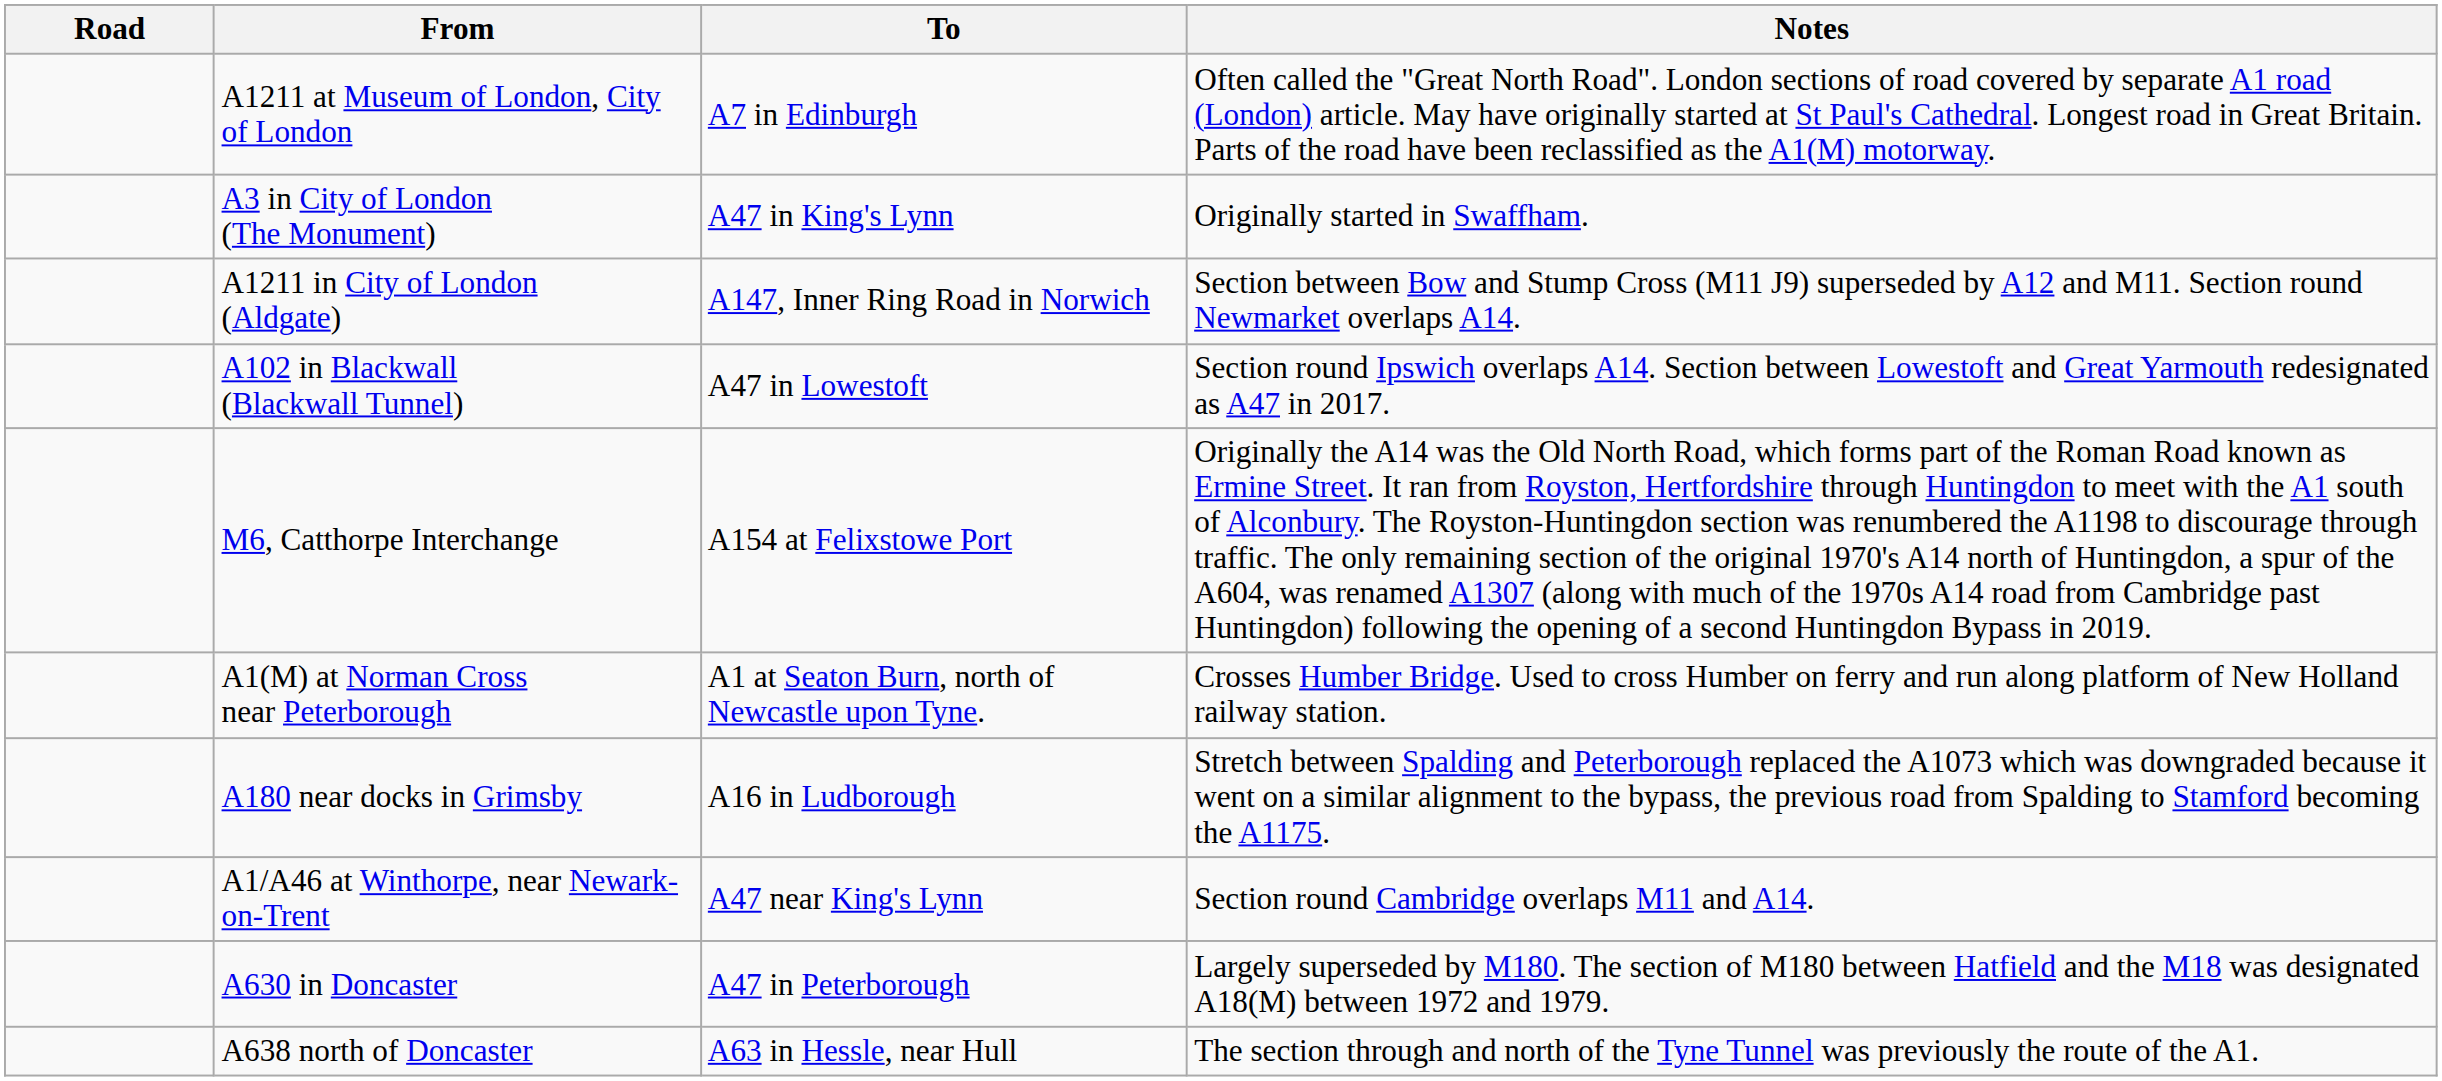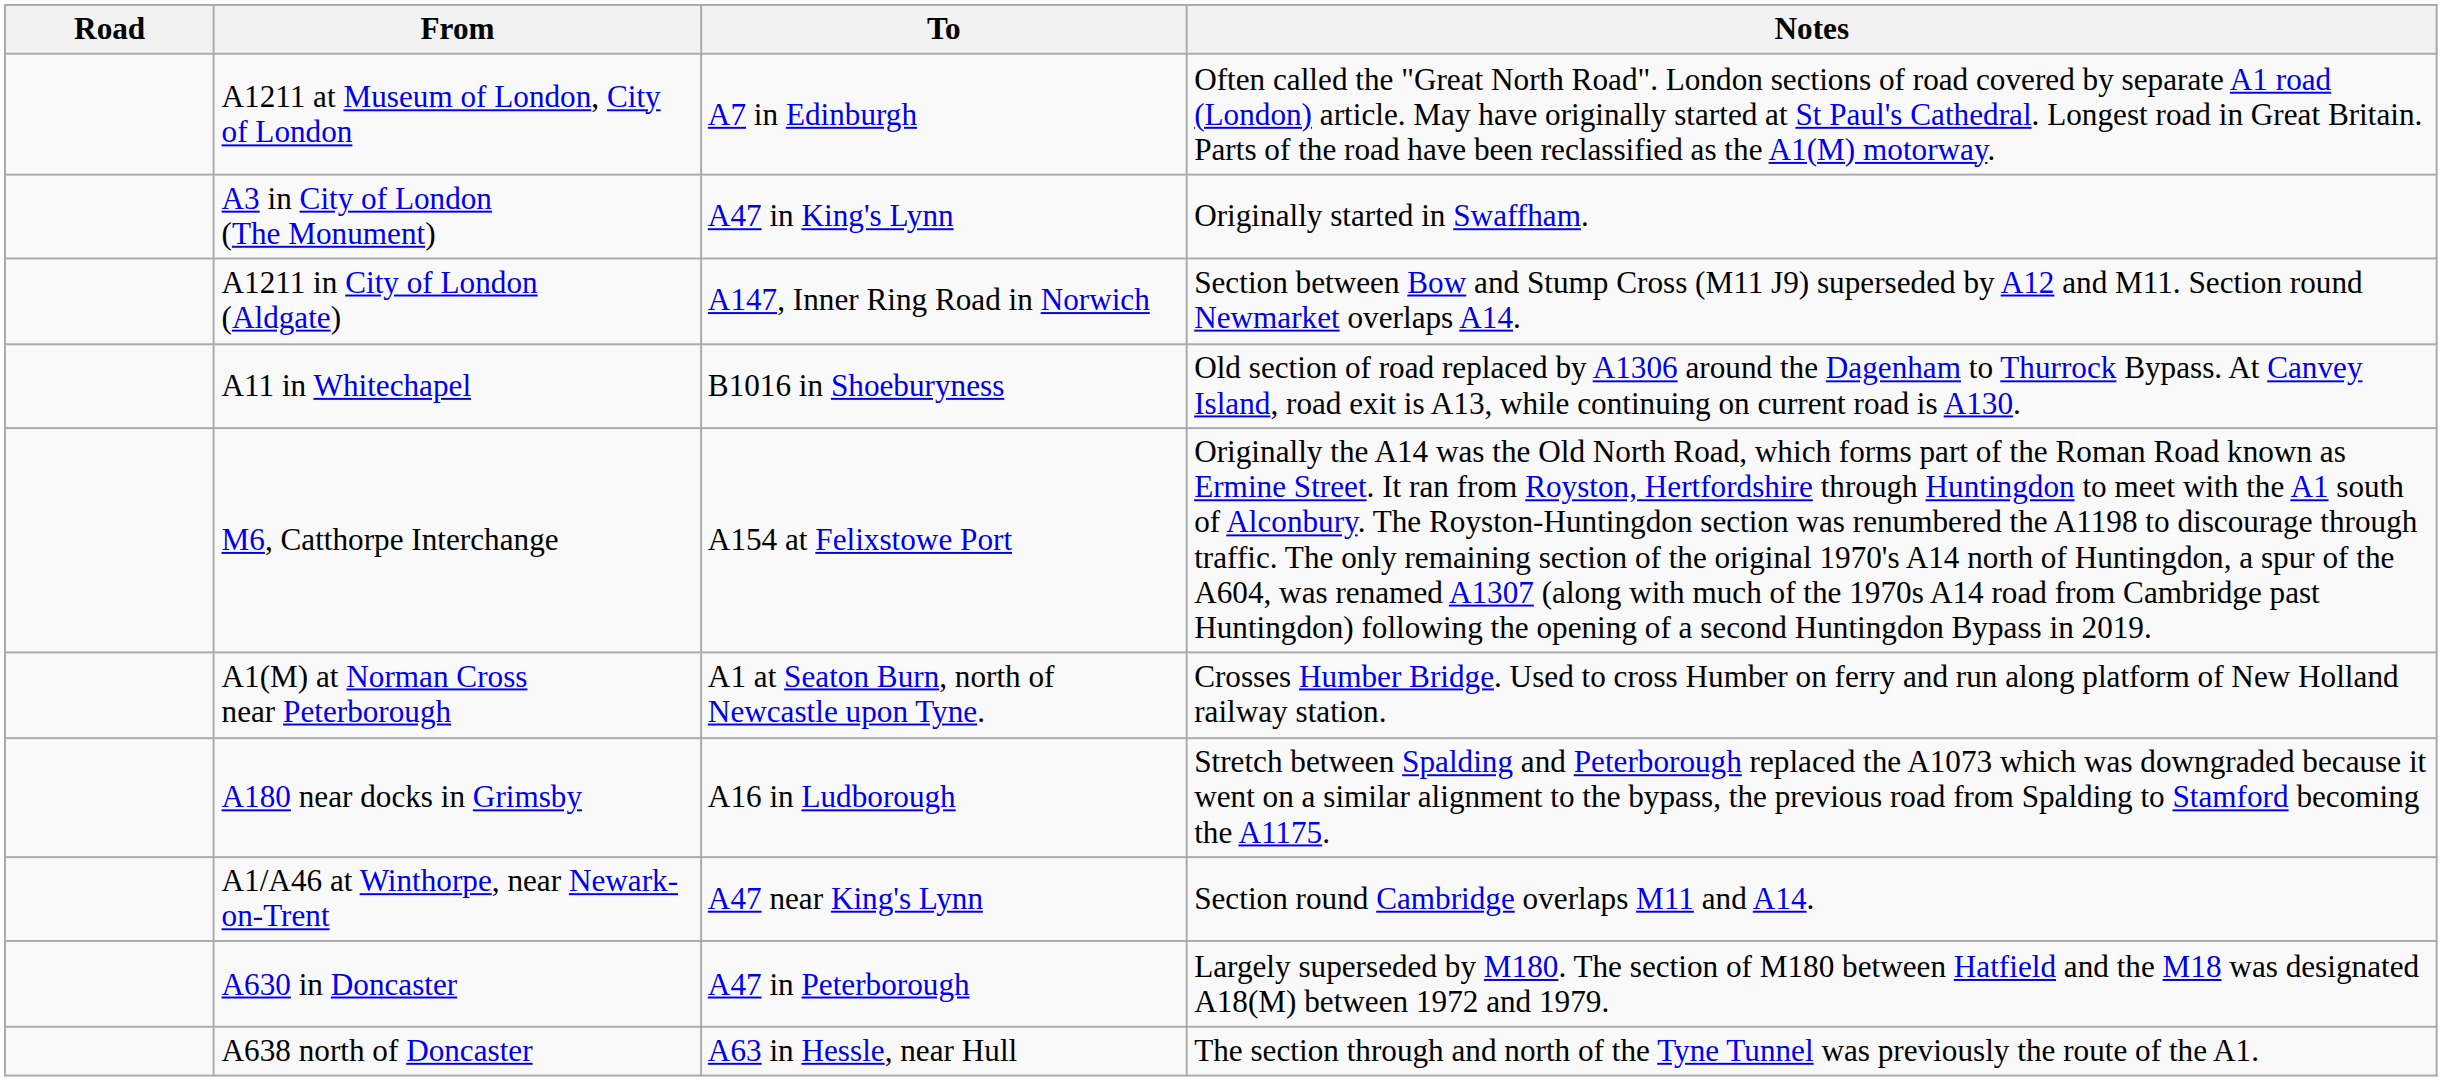- row: (342, 385)
+ row: (346, 385)
